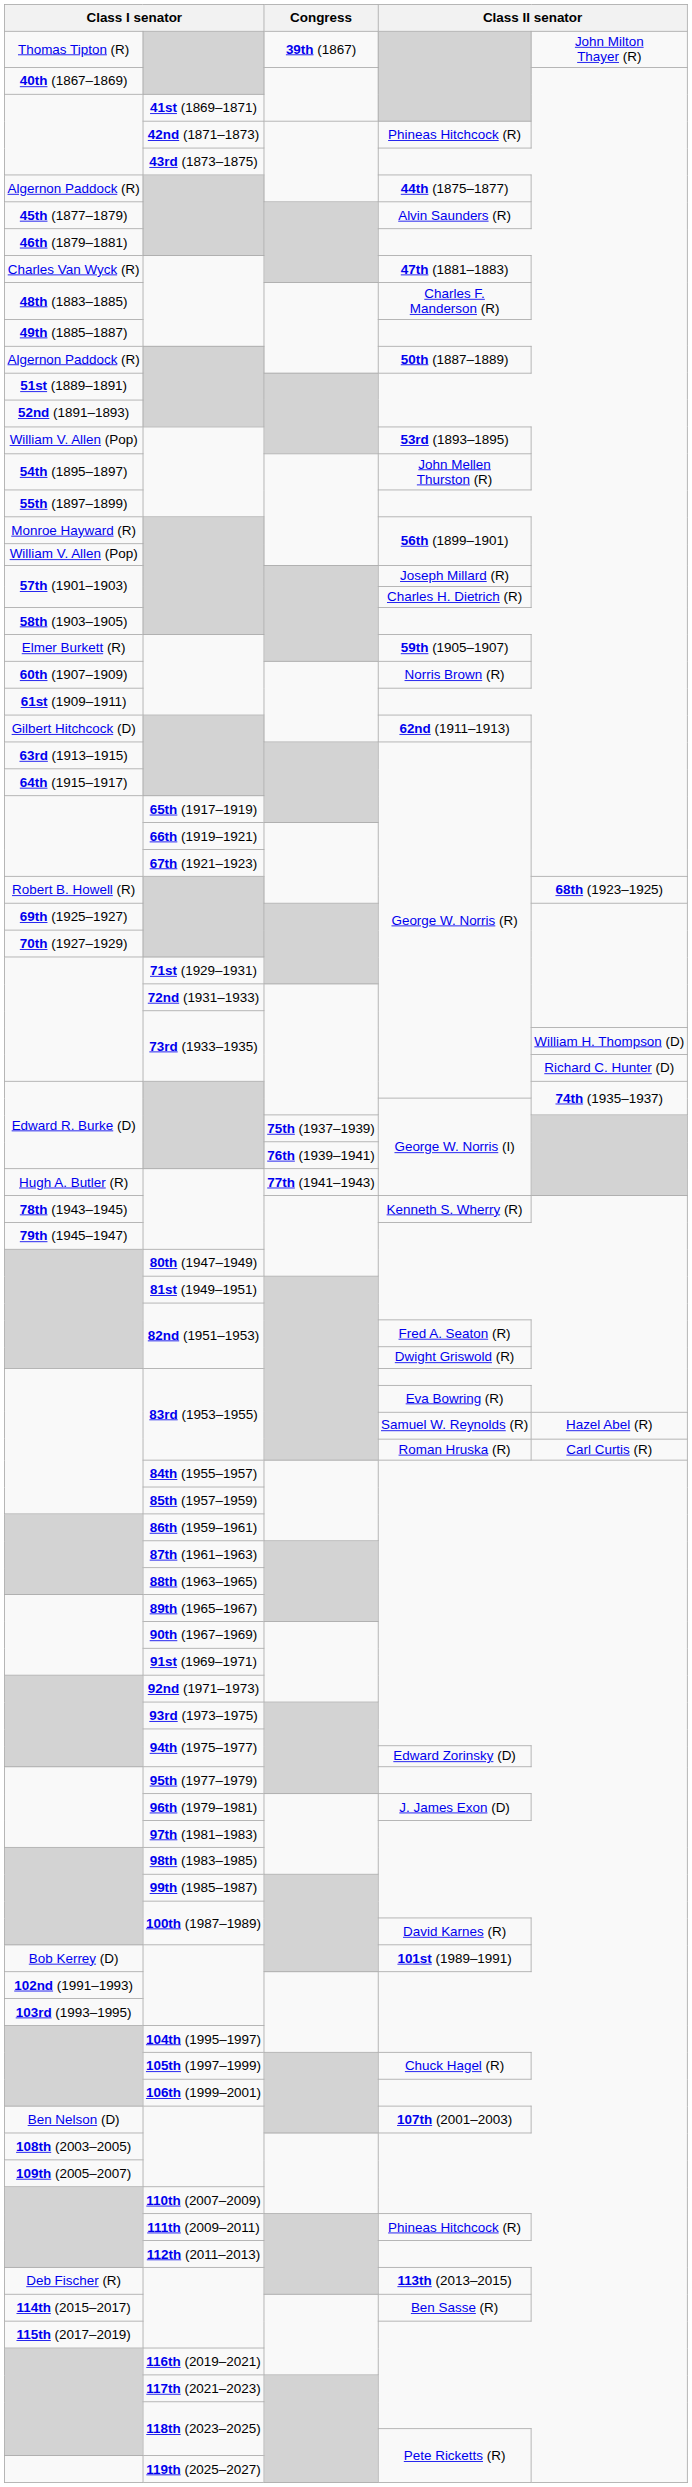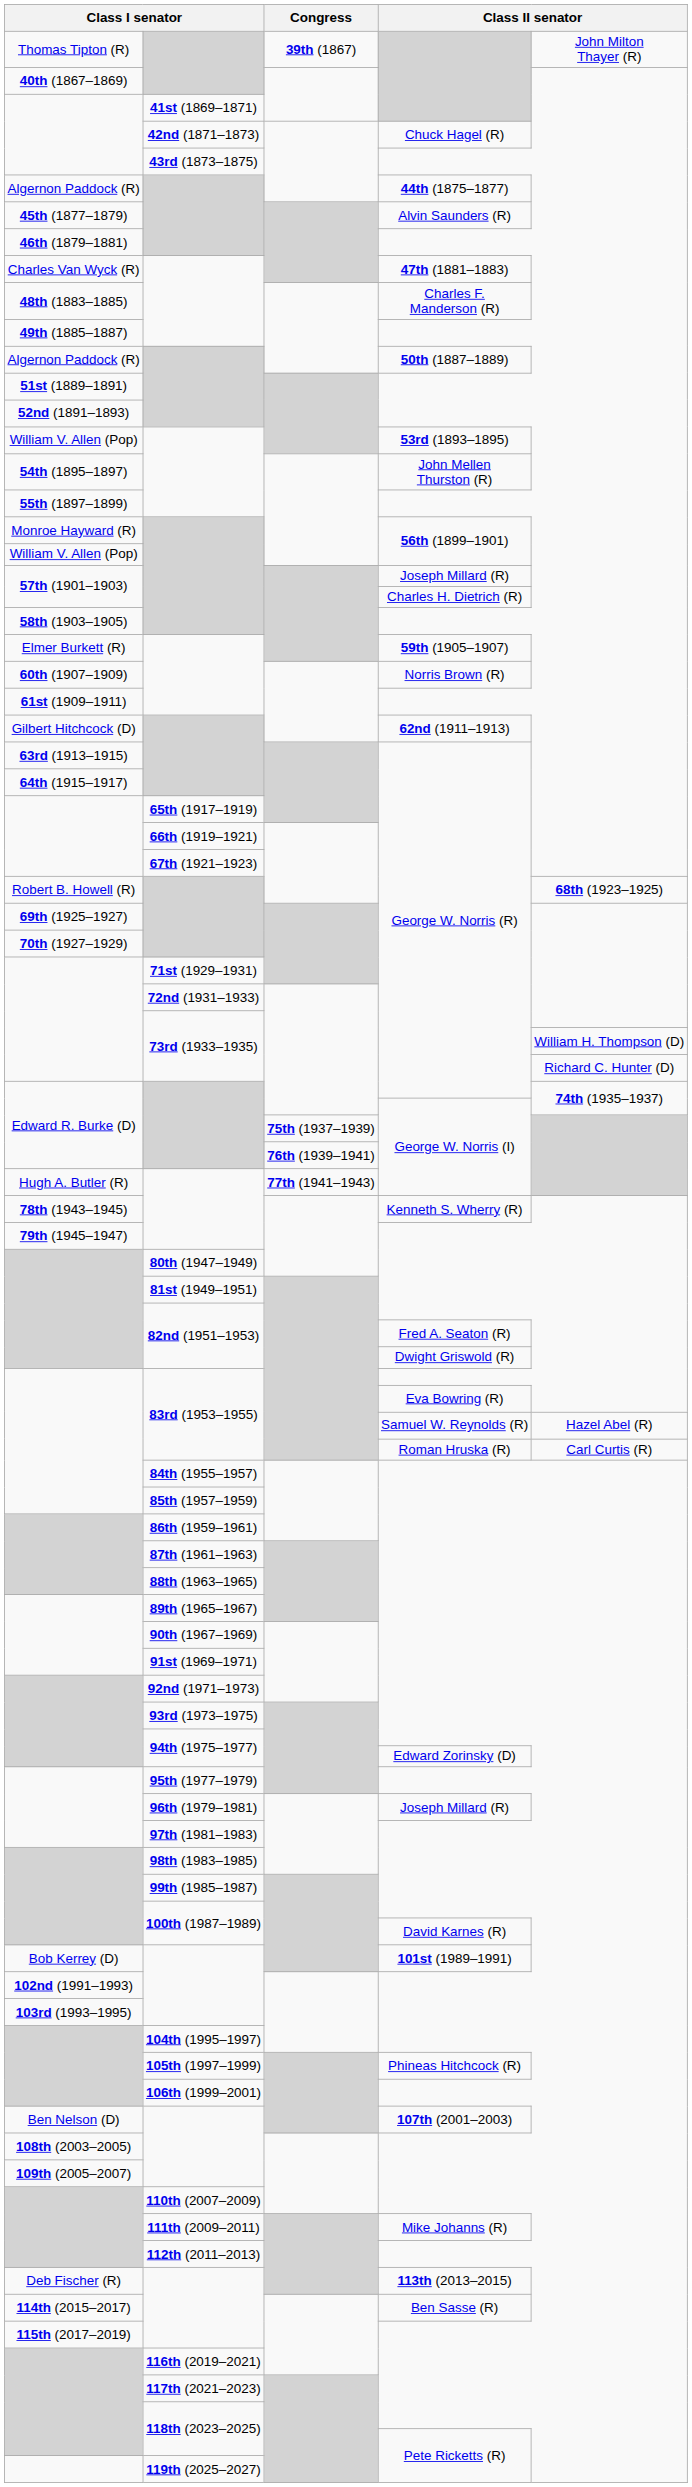(455, 135) Phineas Hitchcock (R) -> (455, 135) Chuck Hagel (R)
(455, 1807) J. James Exon (D) -> (455, 1807) Joseph Millard (R)
(455, 2066) Chuck Hagel (R) -> (455, 2066) Phineas Hitchcock (R)
(455, 2227) Phineas Hitchcock (R) -> (455, 2227) Mike Johanns (R)
